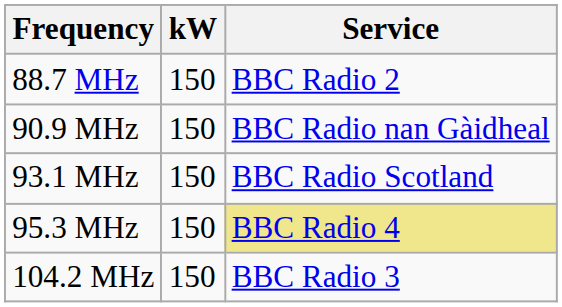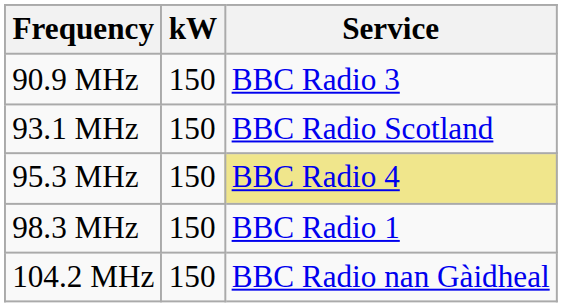- row: (75, 78)
(391, 128) BBC Radio nan Gàidheal -> (316, 78) BBC Radio 3
+ row: (75, 227)
(316, 276) BBC Radio 3 -> (391, 276) BBC Radio nan Gàidheal
